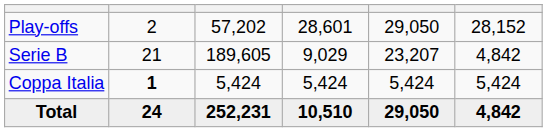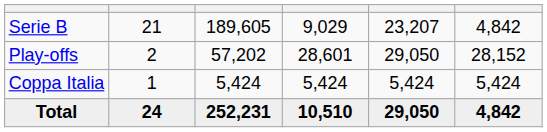rows swapped: (38, 55) <-> (43, 26)
(152, 83) bold -> (152, 83) normal
